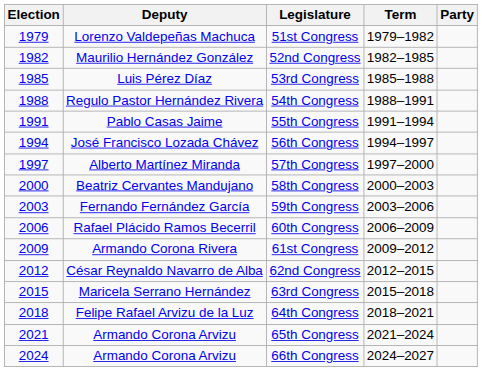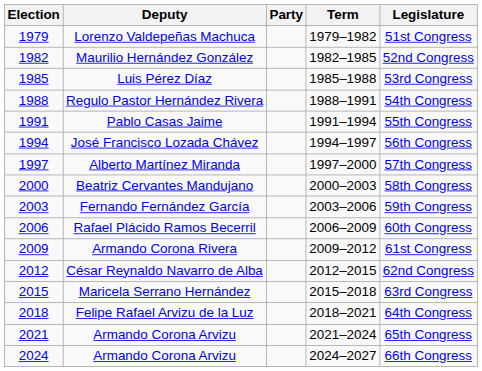columns swapped: (457, 15) <-> (315, 15)
